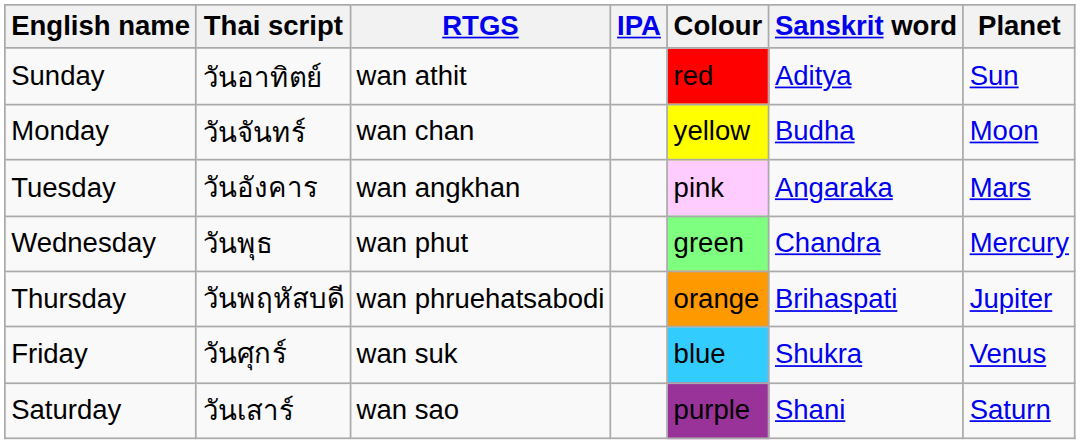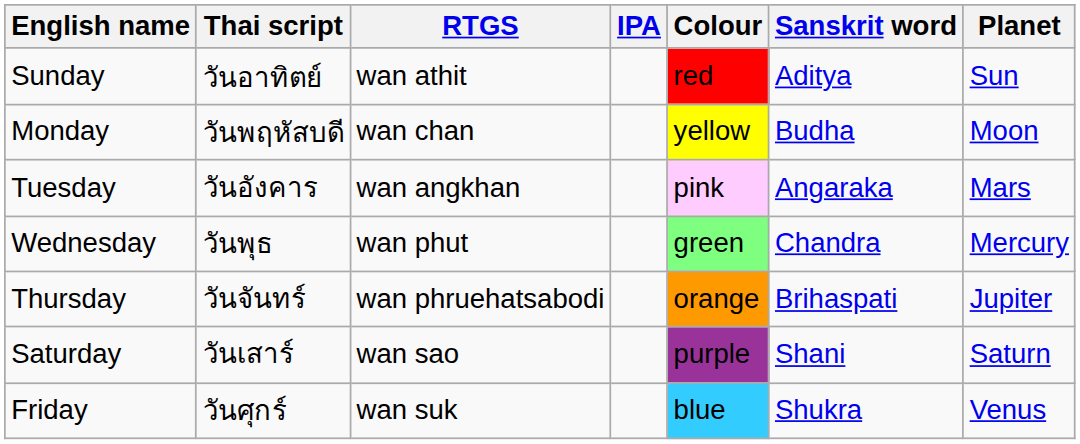(254, 132) วันจันทร์ -> (273, 132) วันพฤหัสบดี
(273, 299) วันพฤหัสบดี -> (254, 299) วันจันทร์
rows swapped: (49, 354) <-> (66, 410)
